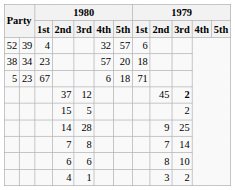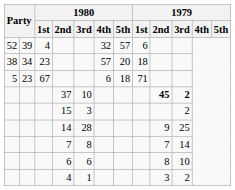(87, 95) 12 -> (87, 95) 10
(164, 95) normal -> (164, 95) bold
(89, 111) 5 -> (89, 111) 3
